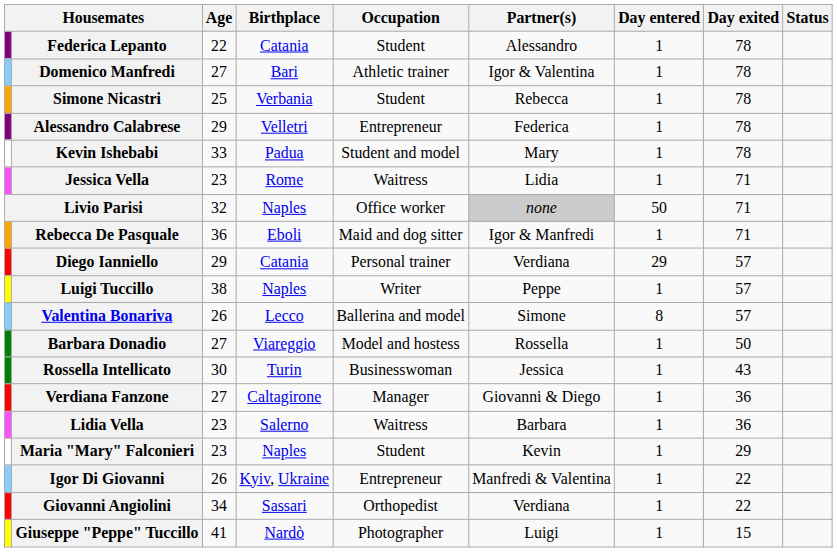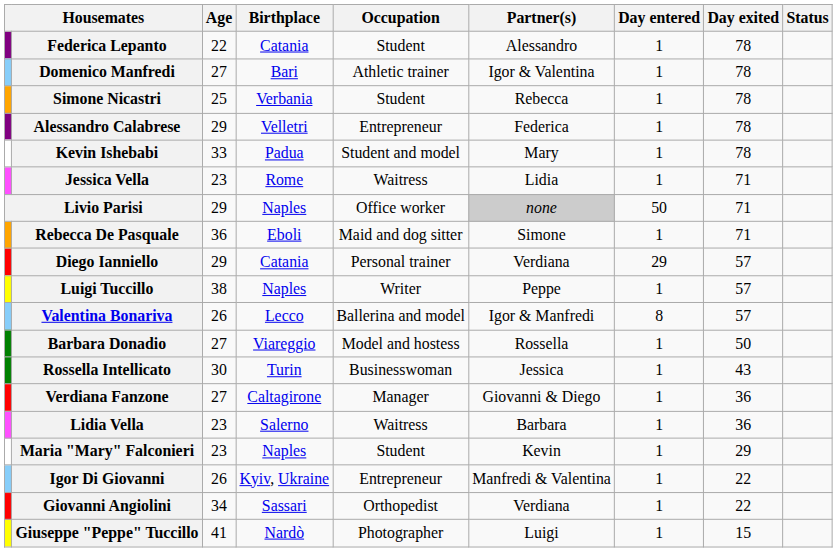(219, 207) 32 -> (219, 207) 29
(541, 234) Igor & Manfredi -> (541, 234) Simone
(541, 316) Simone -> (541, 316) Igor & Manfredi
